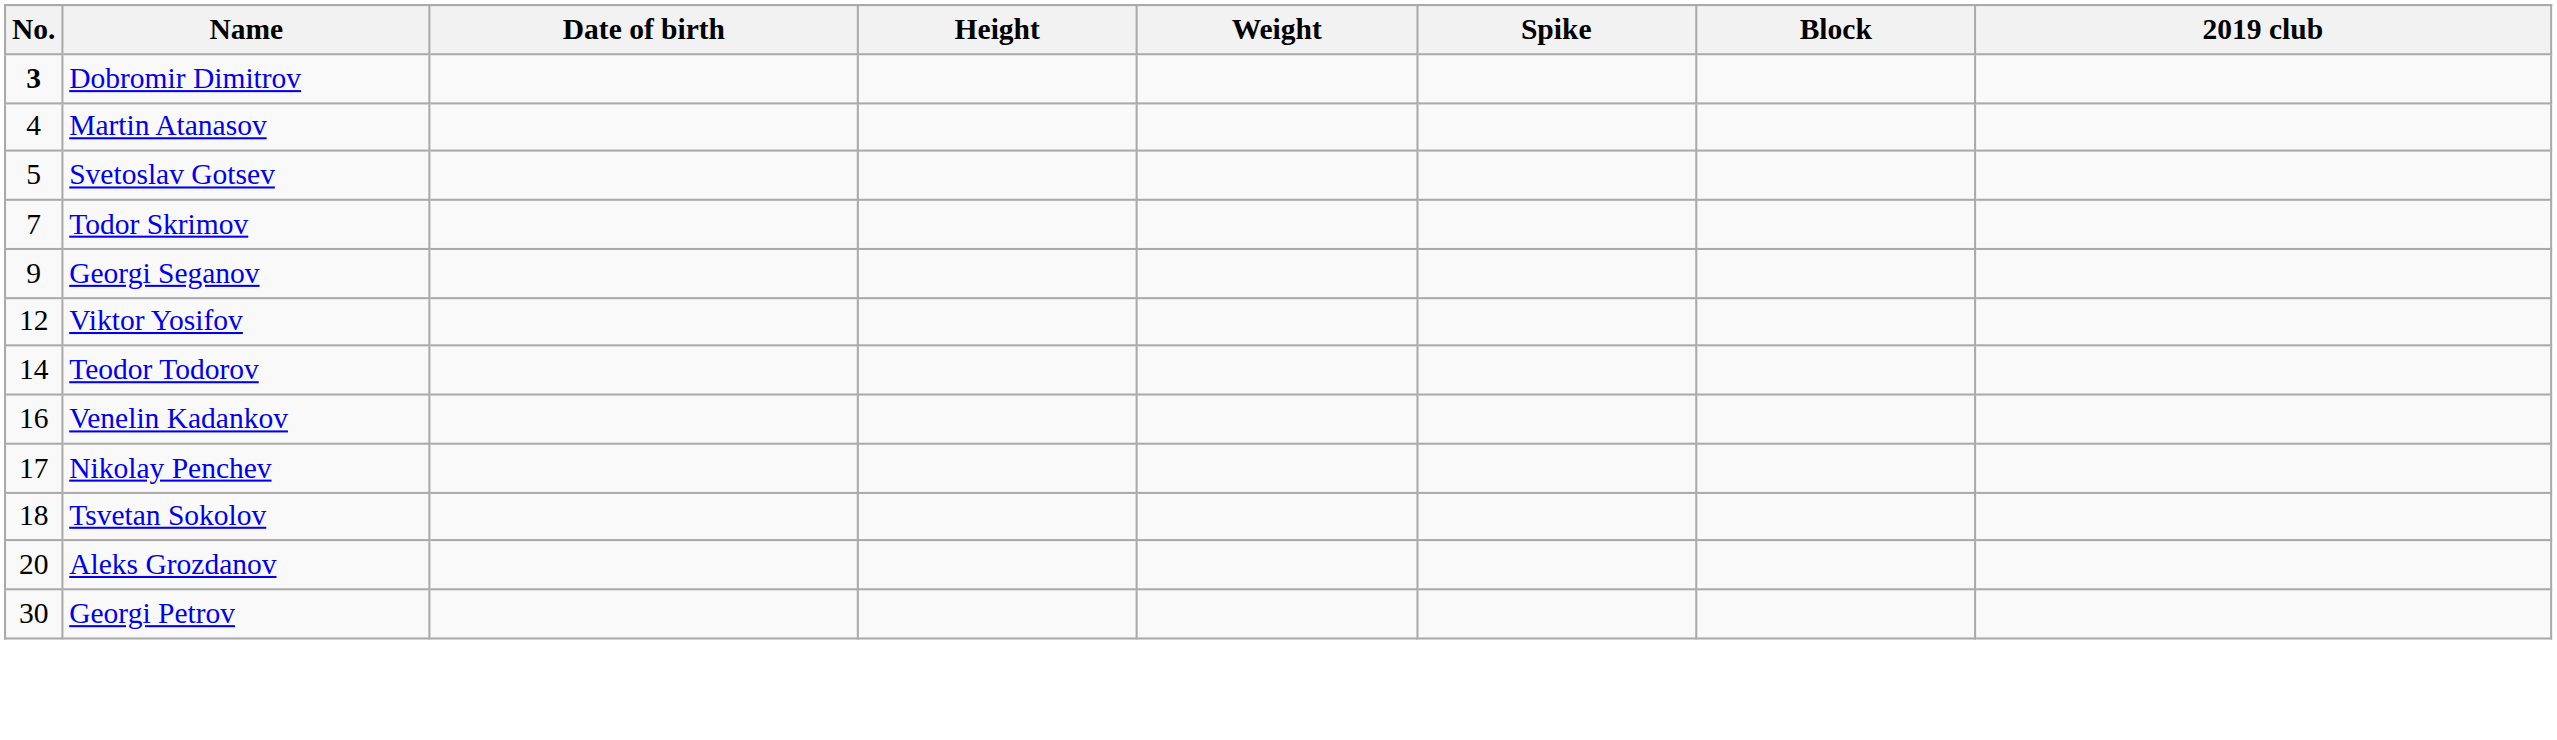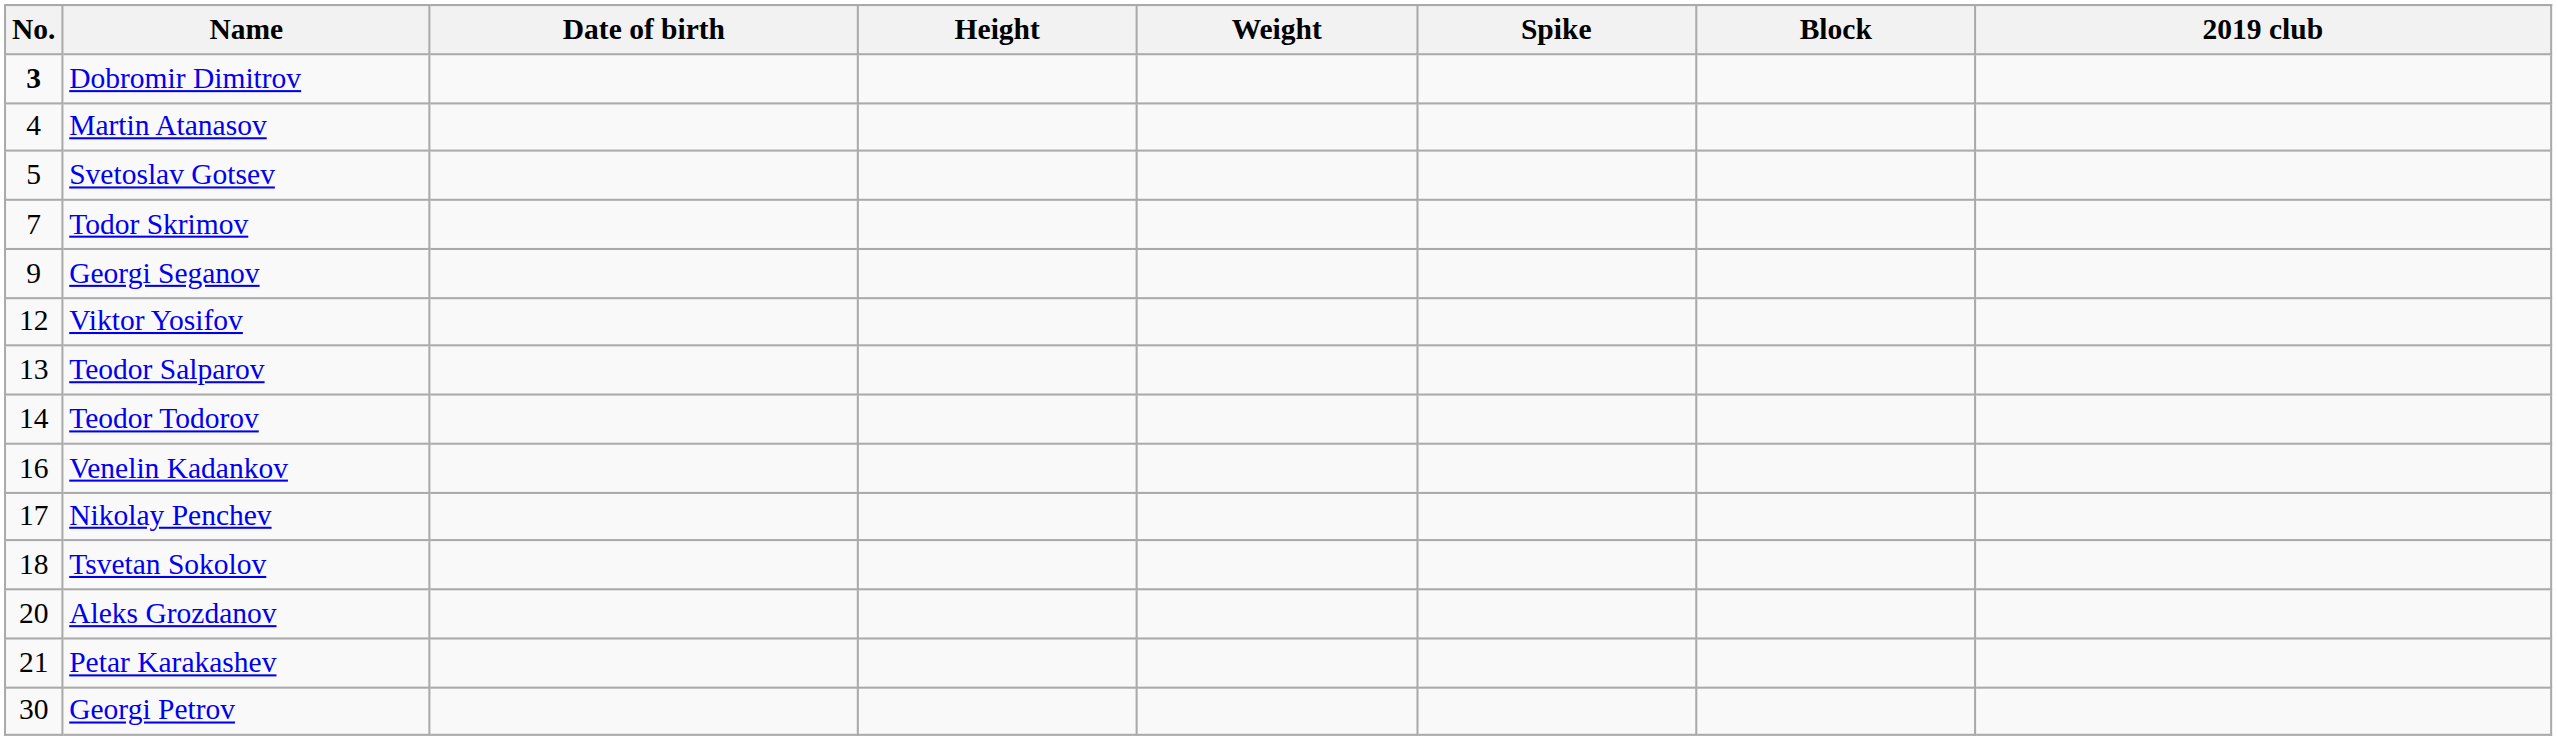+ row: (167, 370)
+ row: (173, 662)
